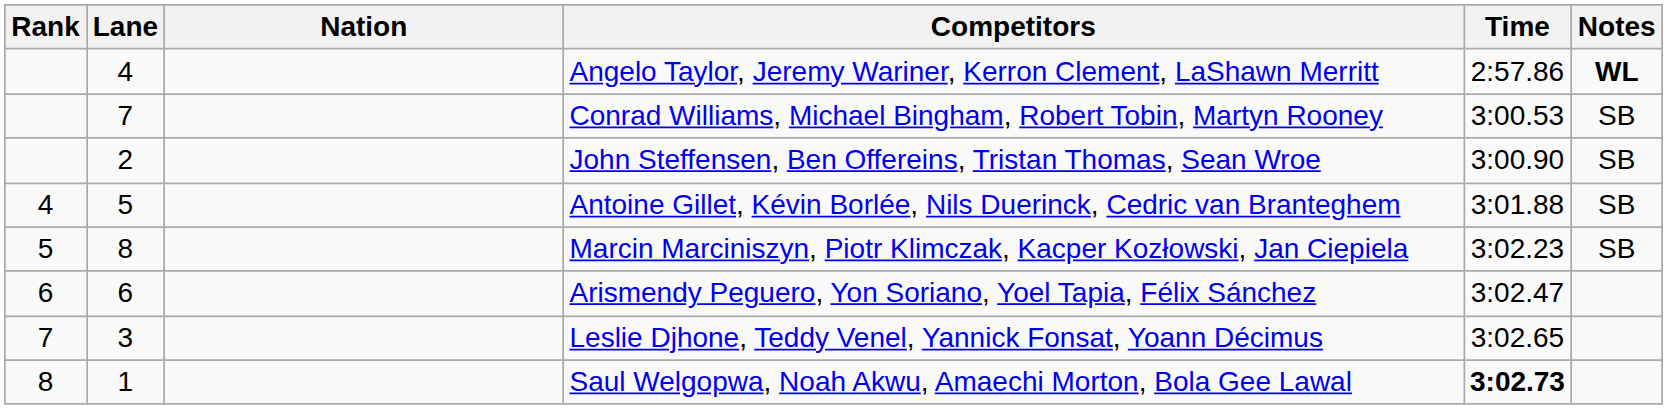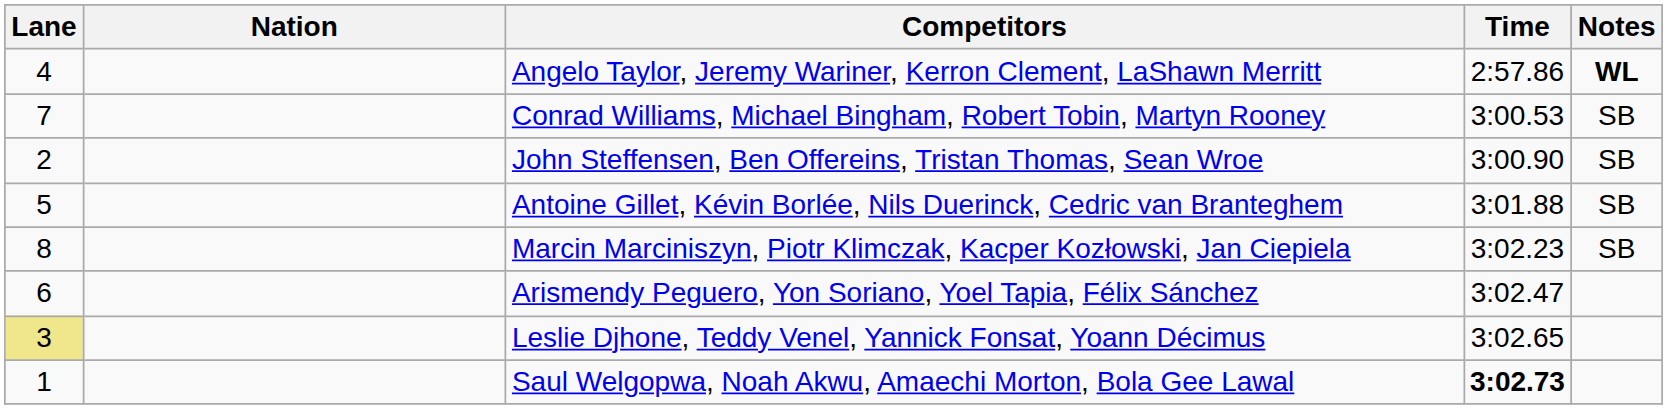- column: (46, 26)
(125, 337) no background -> (44, 337) khaki background
